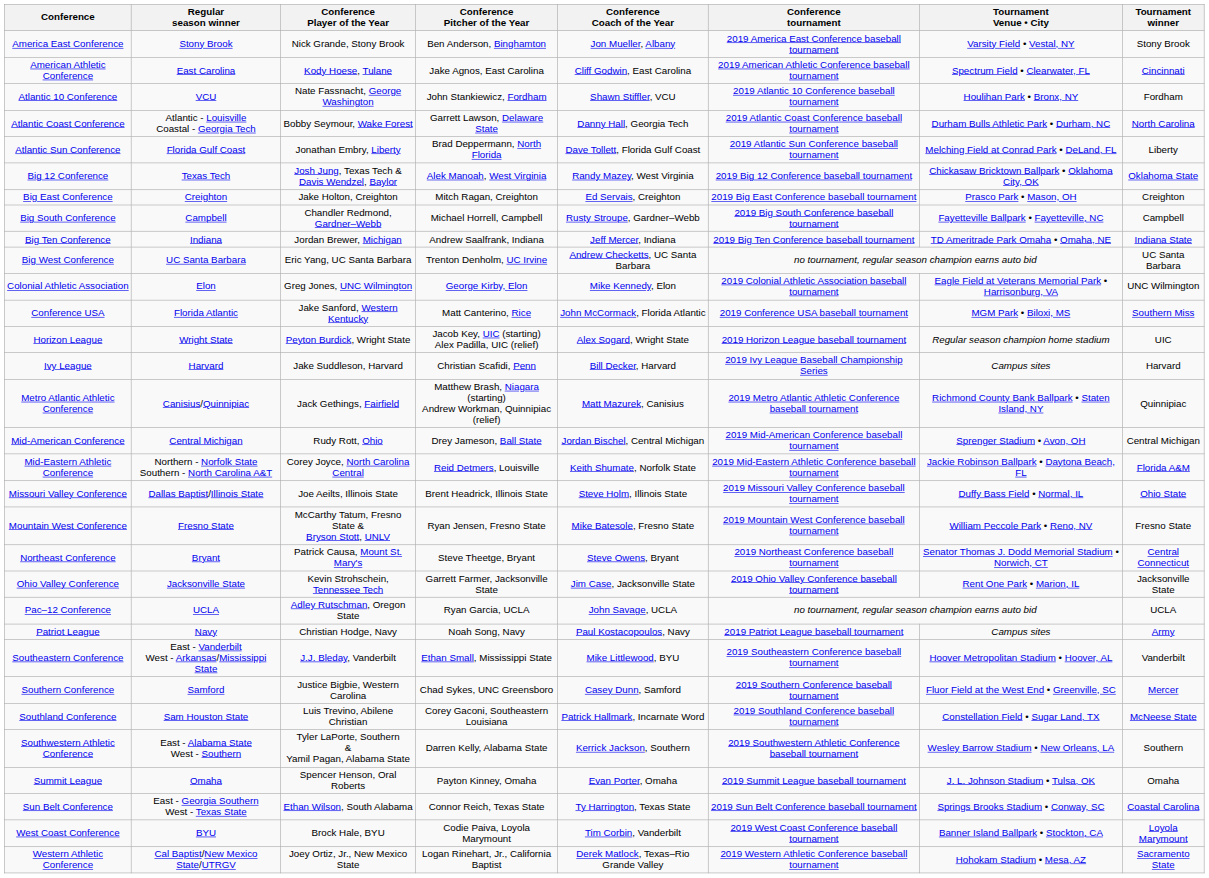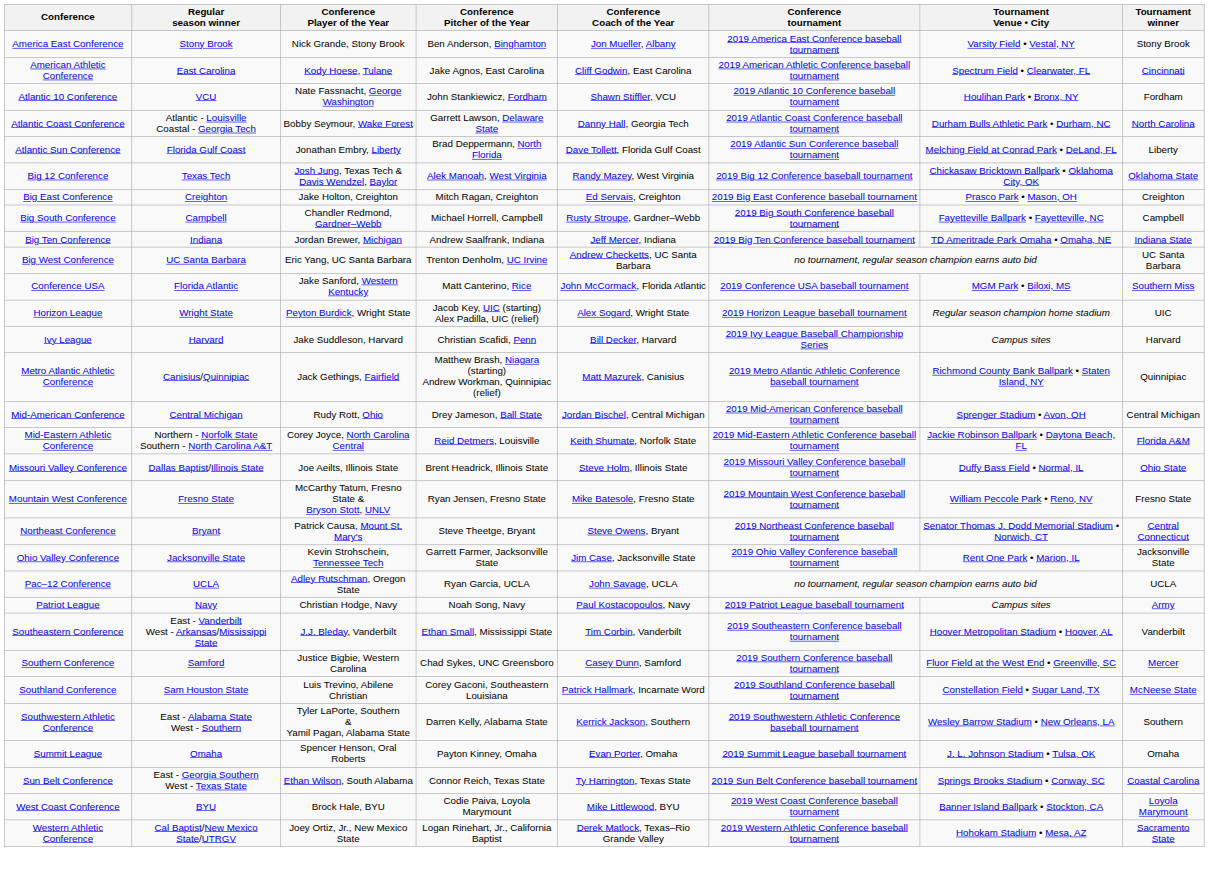- row: (68, 286)
(633, 658) Mike Littlewood, BYU -> (633, 631) Tim Corbin, Vanderbilt
(633, 833) Tim Corbin, Vanderbilt -> (633, 806) Mike Littlewood, BYU
